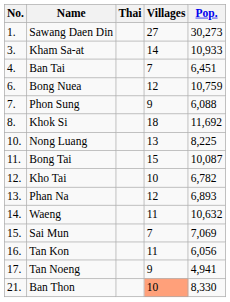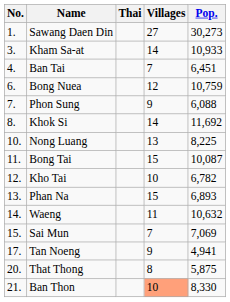(153, 123) 18 -> (153, 123) 14
(153, 196) 12 -> (153, 196) 15
- row: (49, 251)
+ row: (56, 269)
